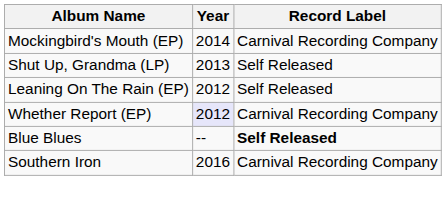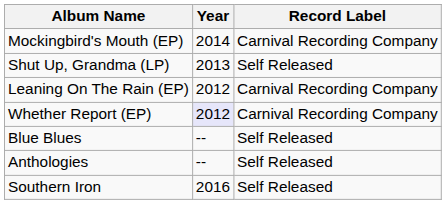(285, 89) Self Released -> (337, 89) Carnival Recording Company
(287, 138) bold -> (285, 138) normal
+ row: (48, 162)
(337, 162) Carnival Recording Company -> (285, 187) Self Released
